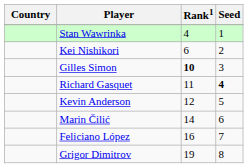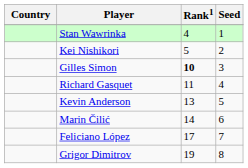(186, 50) 6 -> (186, 50) 5
(221, 85) bold -> (221, 85) normal
(189, 102) 12 -> (189, 102) 13
(189, 136) 16 -> (189, 136) 17
